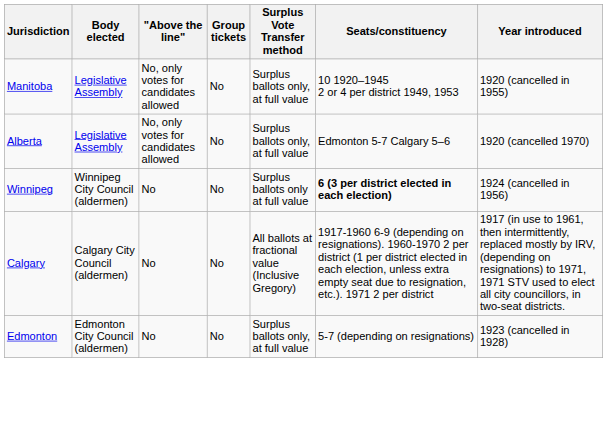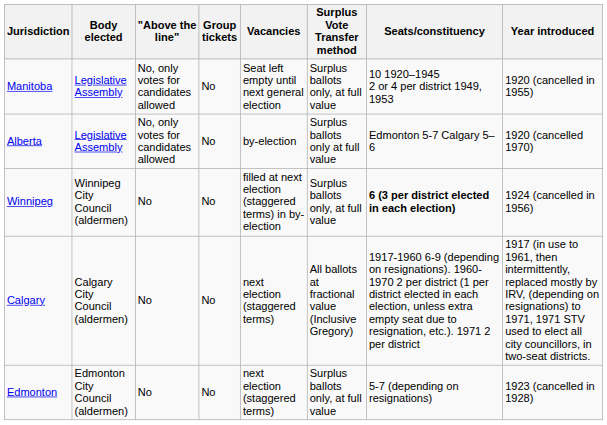+ column: (274, 31)
(281, 141) Surplus ballots only, at full value -> (335, 141) Surplus ballots only at full value
(280, 189) Surplus ballots only at full value -> (336, 202) Surplus ballots only, at full value
